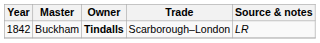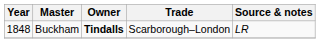(19, 29) 1842 -> (19, 29) 1848
